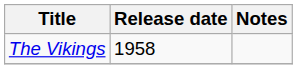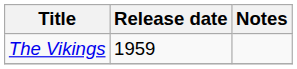(135, 48) 1958 -> (135, 48) 1959
